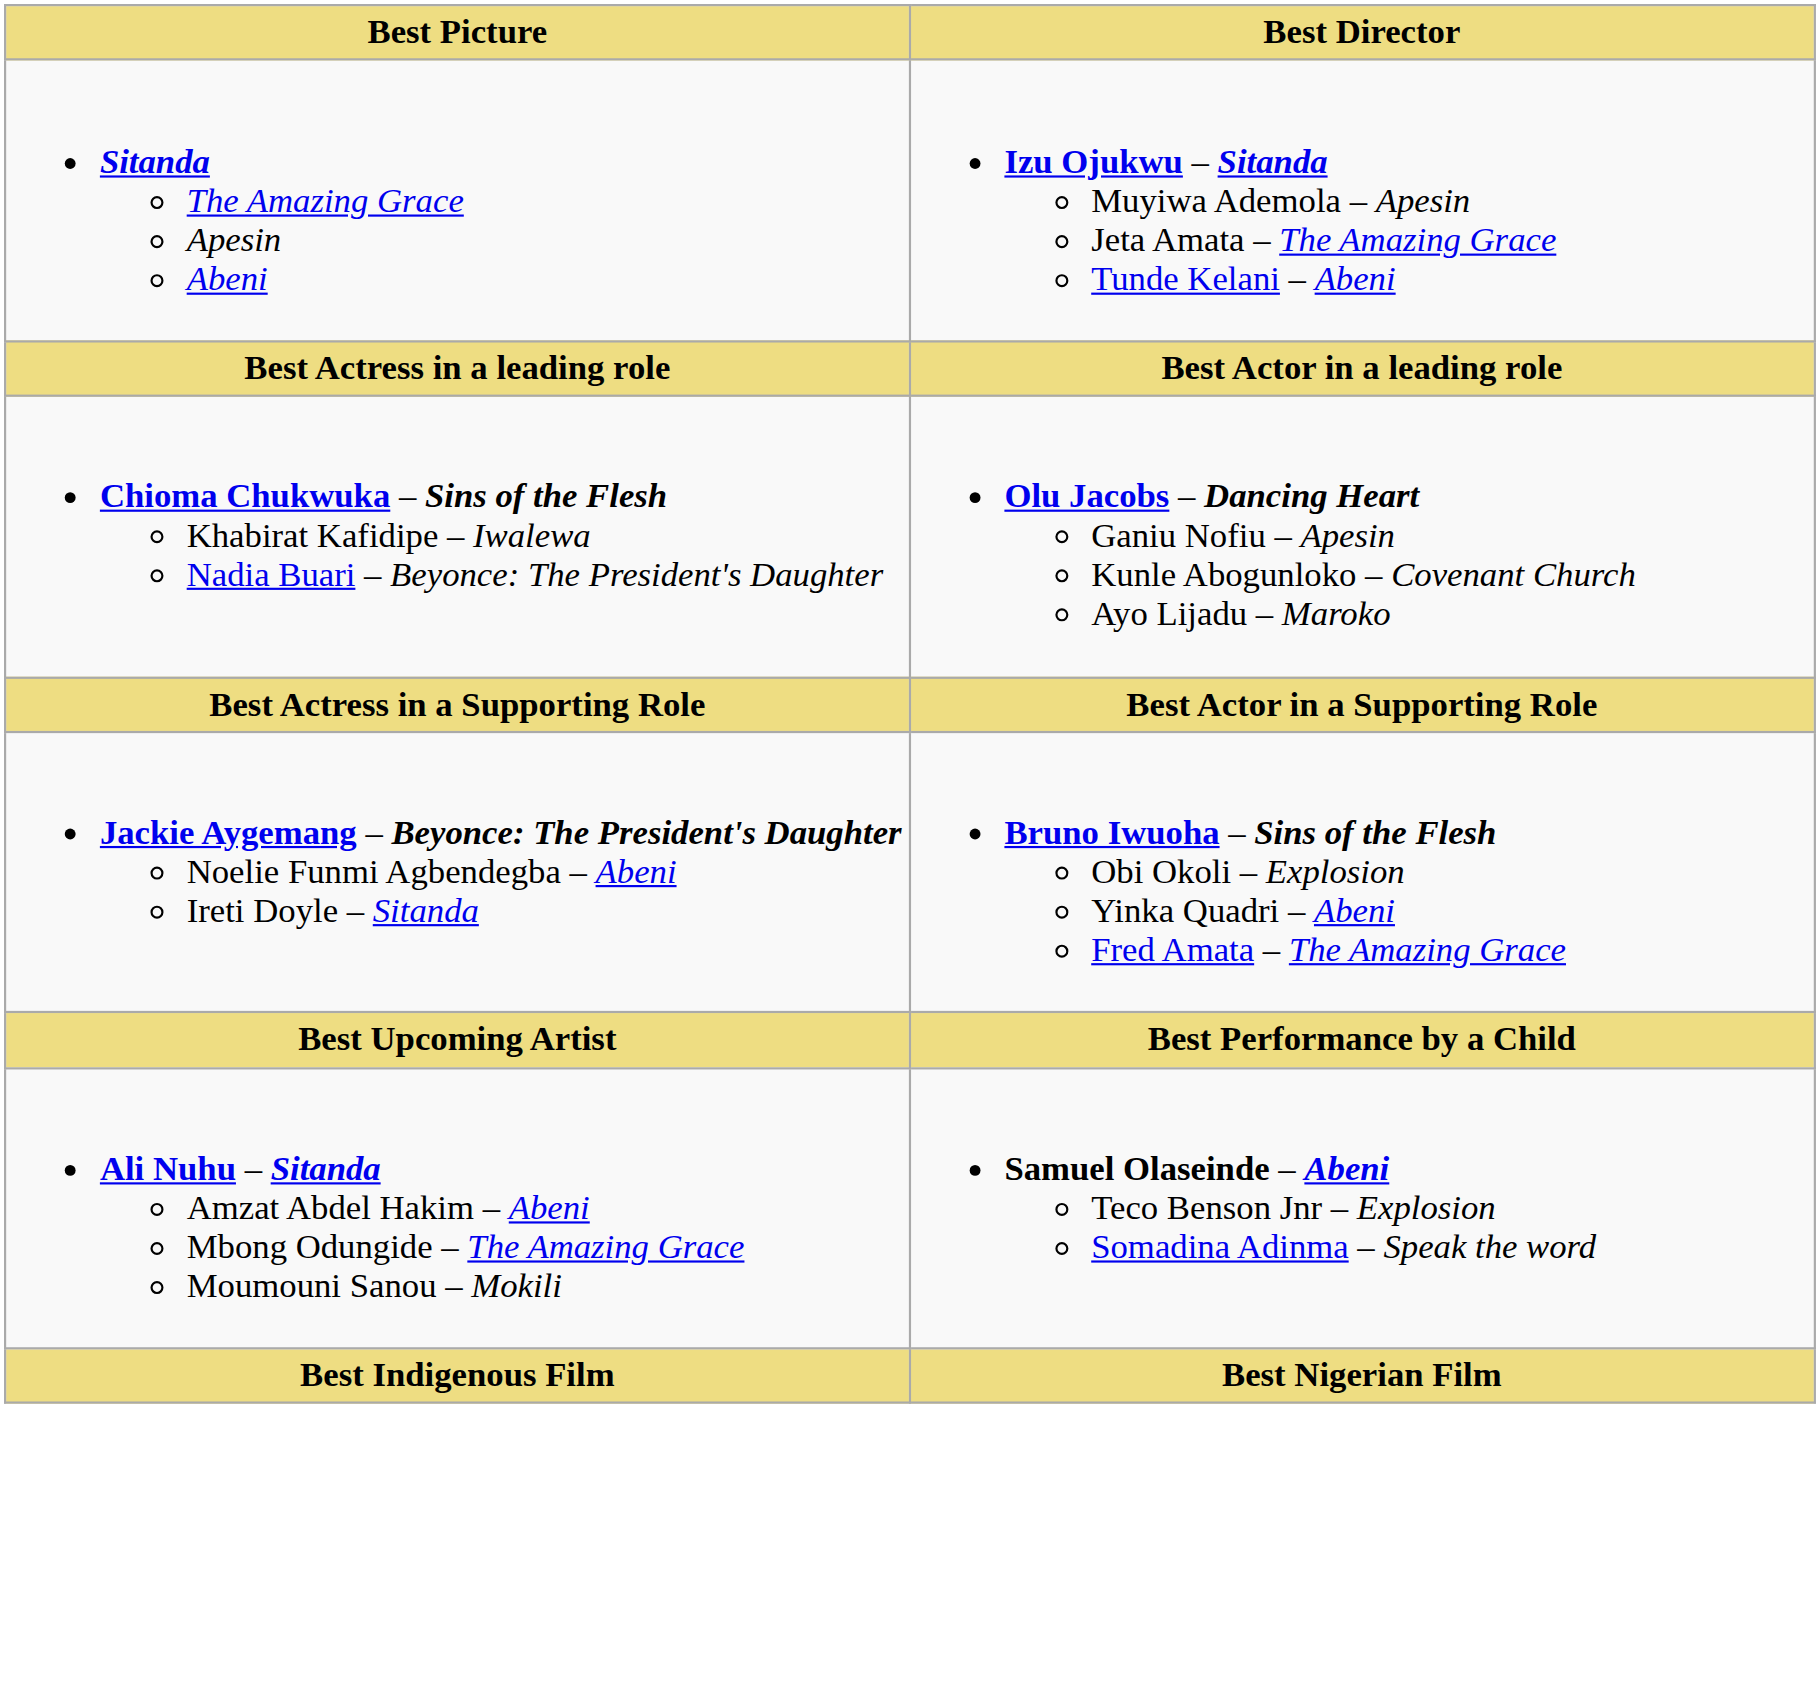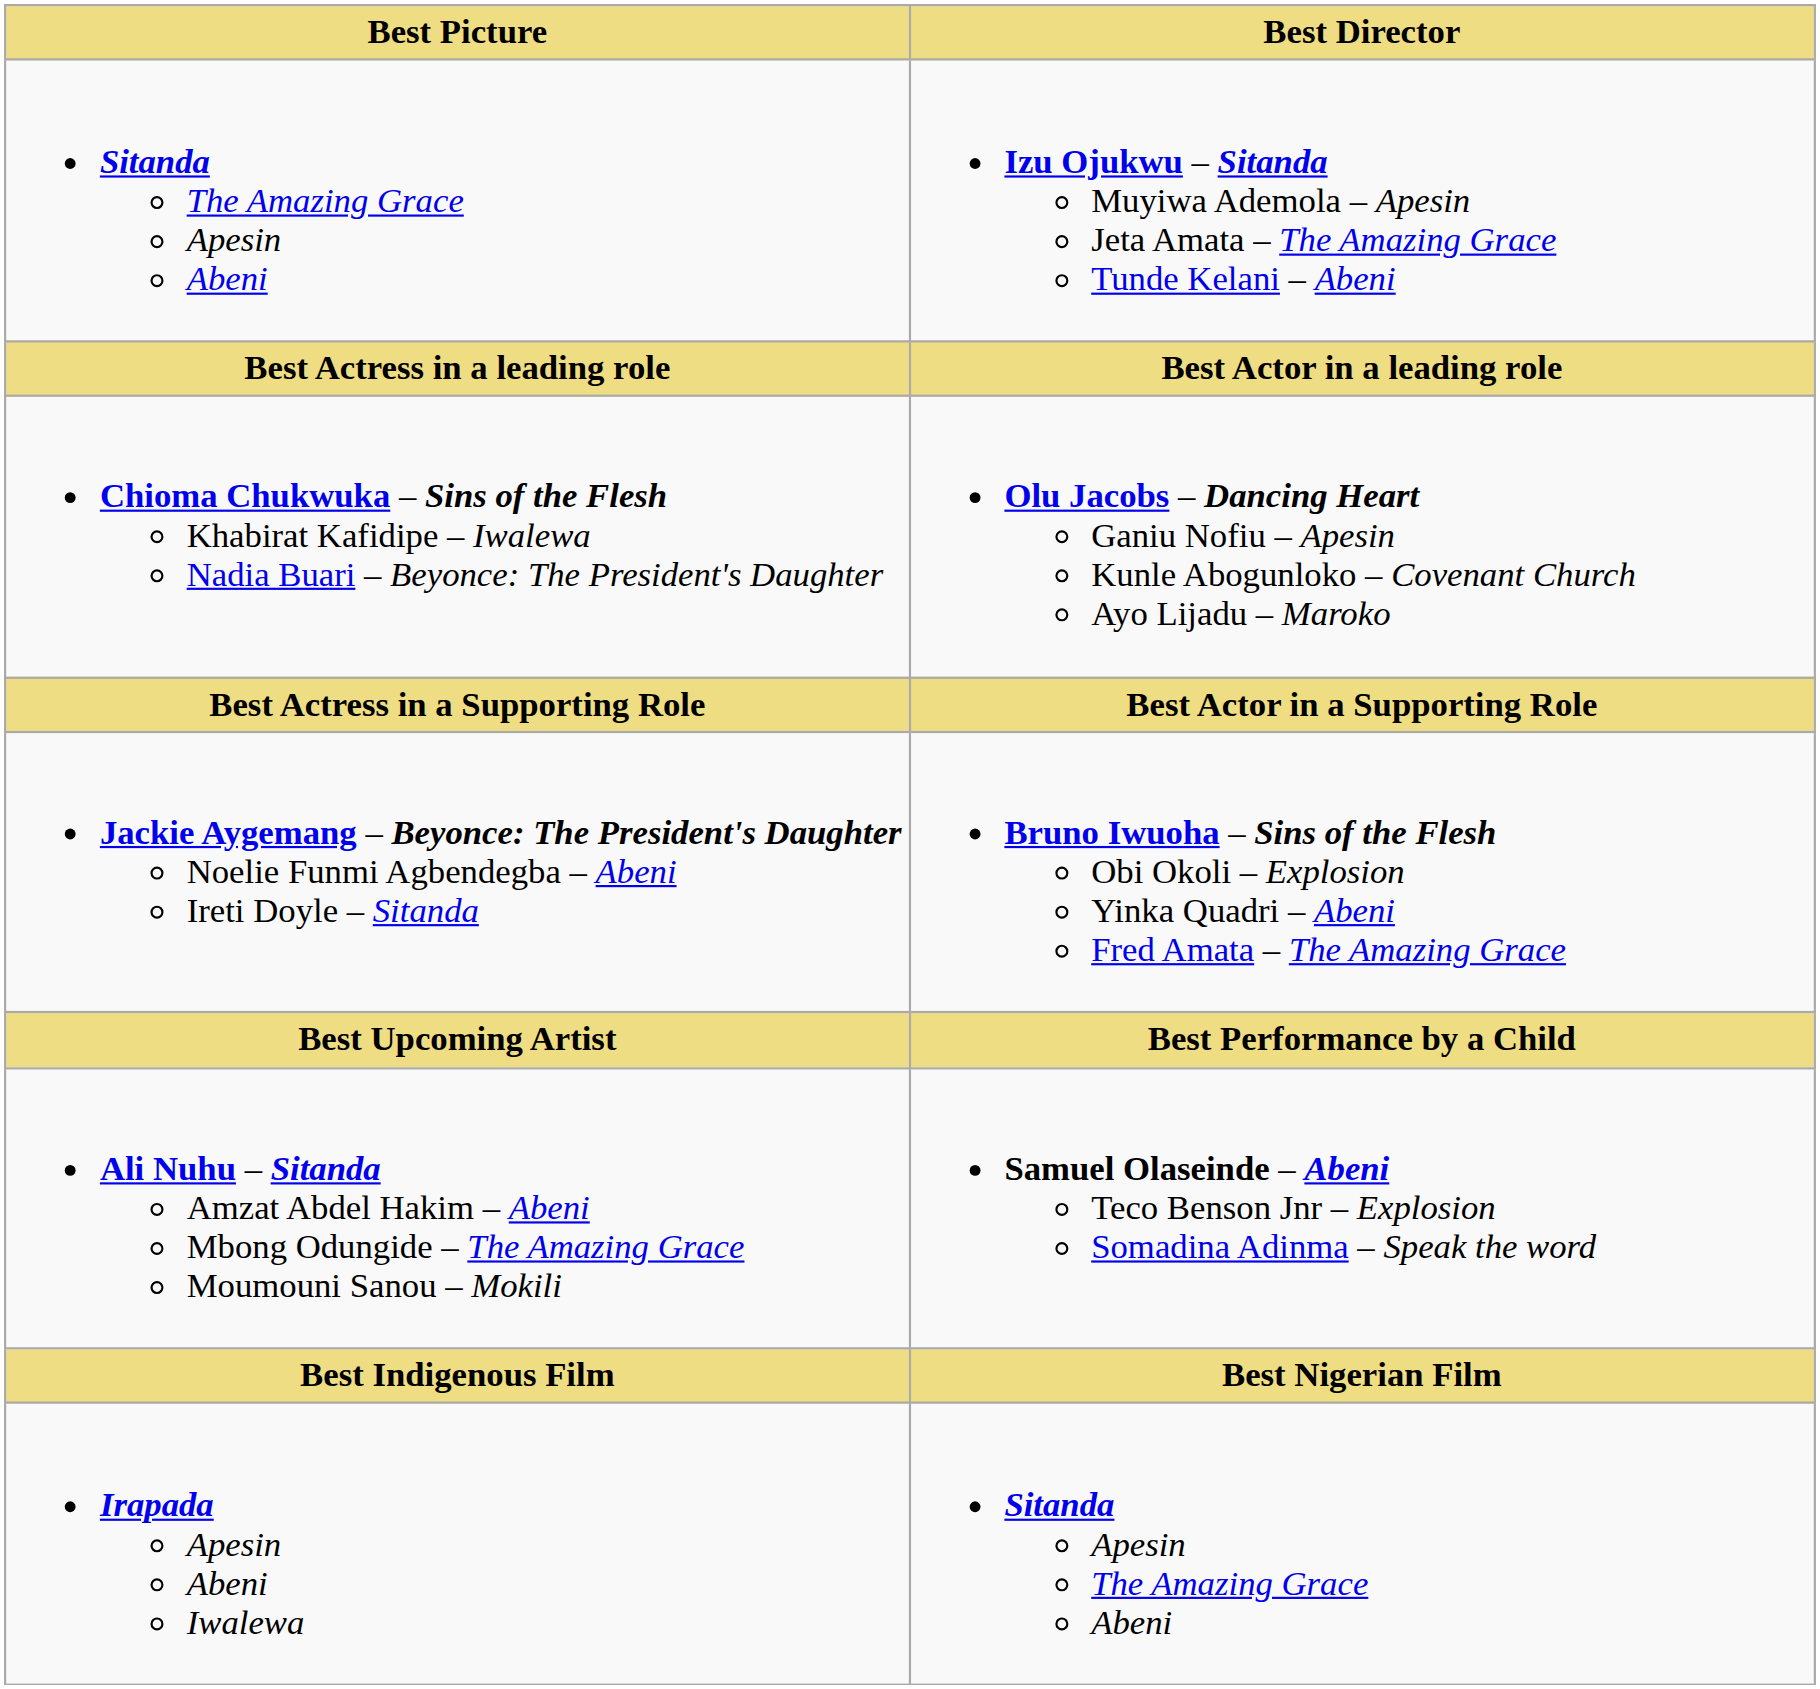+ row: (457, 1563)
